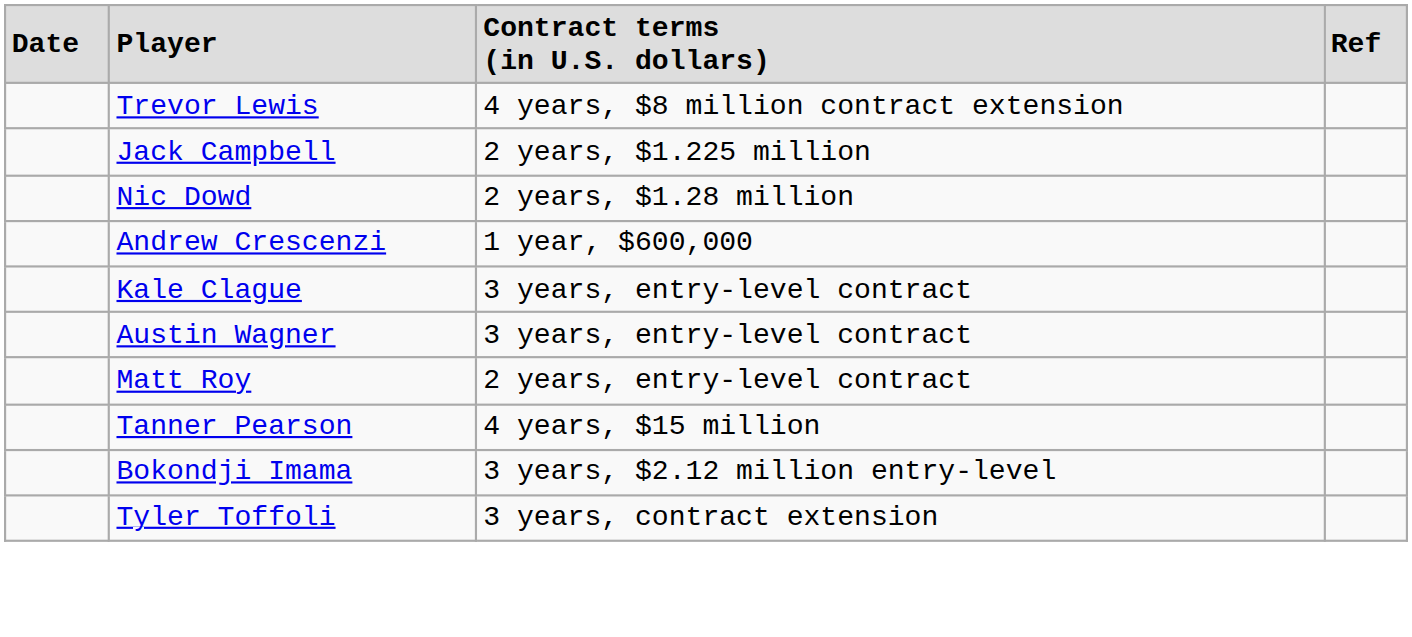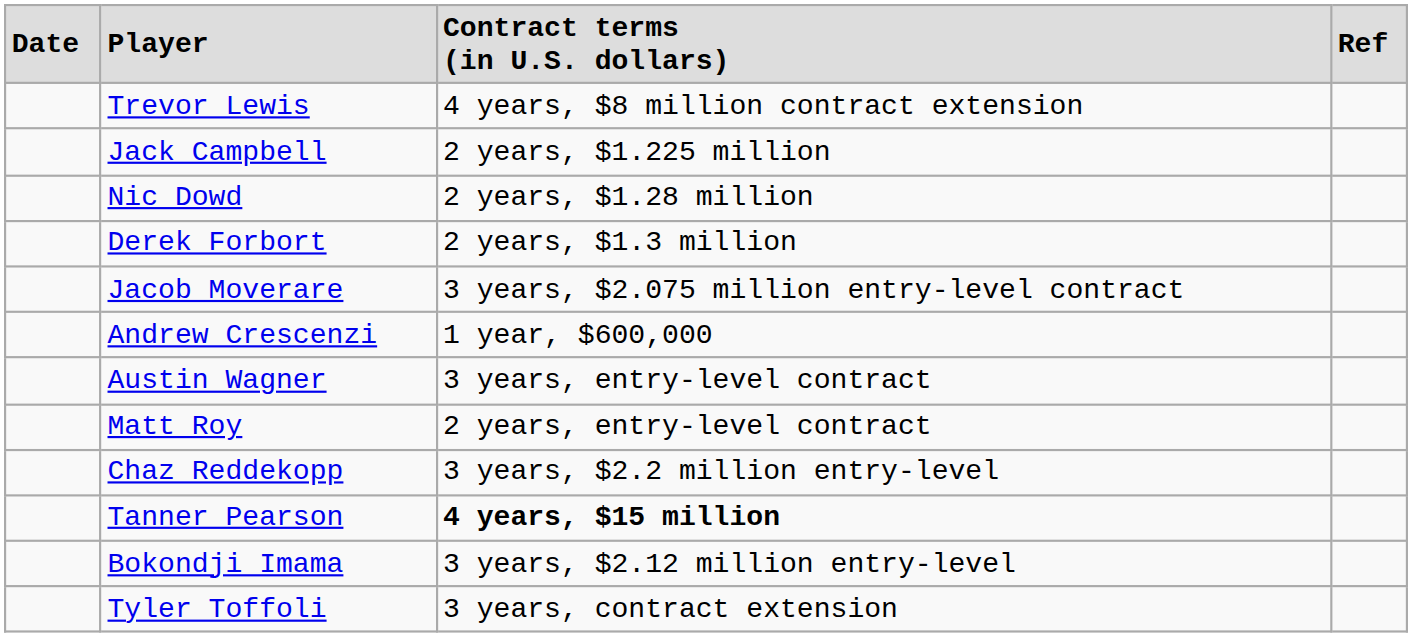+ row: (217, 243)
+ row: (225, 289)
- row: (209, 289)
+ row: (225, 472)
(652, 426) normal -> (612, 518) bold
